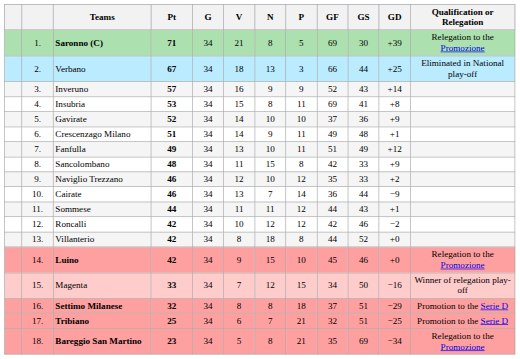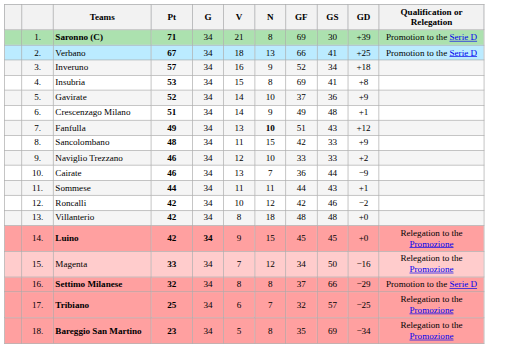- column: (301, 16)
(463, 42) Relegation to the Promozione -> (432, 37) Promotion to the Serie D
(364, 68) 44 -> (332, 52) 41
(463, 68) Eliminated in National play-off -> (432, 52) Promotion to the Serie D
(364, 88) 43 -> (332, 67) 34
(395, 88) +14 -> (364, 67) +18
(270, 149) normal -> (270, 127) bold
(364, 149) 49 -> (332, 127) 43
(332, 179) 35 -> (301, 157) 33
(332, 239) 44 -> (301, 217) 48
(364, 239) 52 -> (332, 217) 48
(208, 259) normal -> (208, 238) bold
(364, 259) 46 -> (332, 238) 45
(463, 285) Winner of relegation play-off -> (432, 263) Relegation to the Promozione
(364, 305) 51 -> (332, 284) 66
(364, 320) 51 -> (332, 304) 57
(463, 320) Promotion to the Serie D -> (432, 304) Relegation to the Promozione
